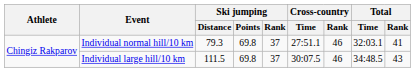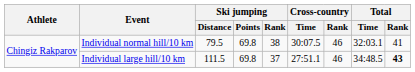(214, 43) 79.3 -> (214, 43) 79.5
(275, 43) 37 -> (275, 43) 38
(306, 43) 27:51.1 -> (306, 43) 30:07.5
(306, 59) 30:07.5 -> (306, 59) 27:51.1
(398, 59) normal -> (398, 59) bold
